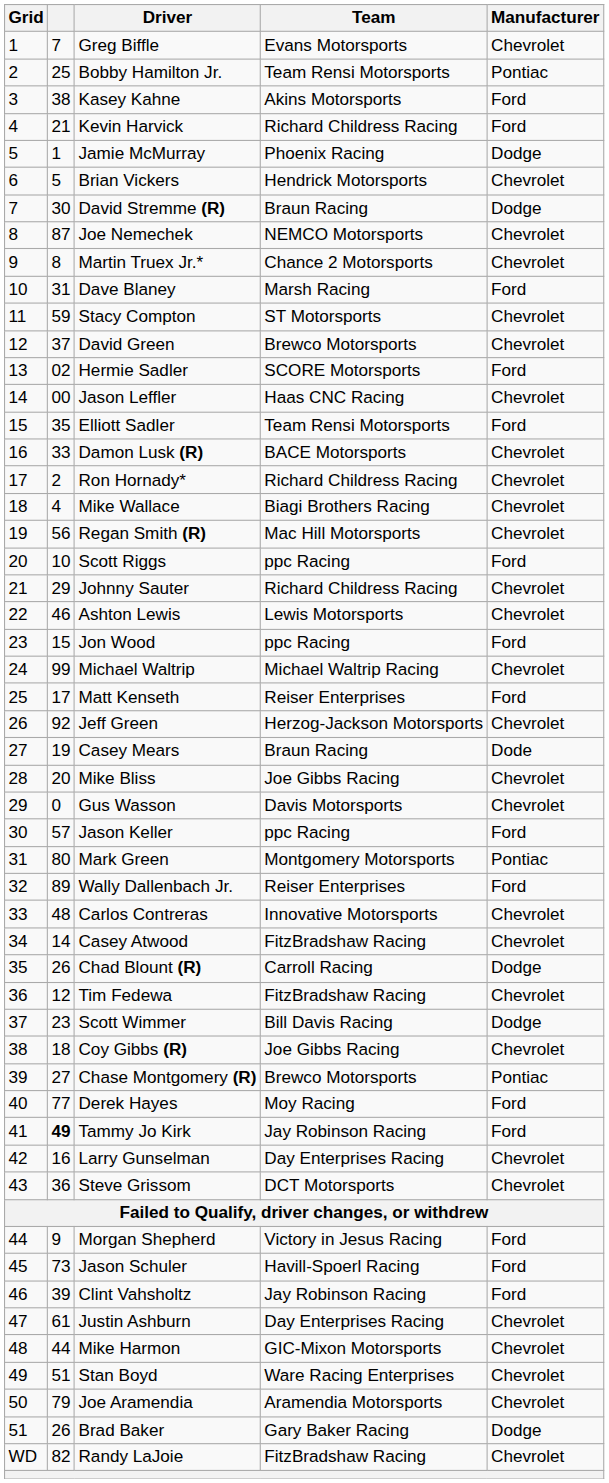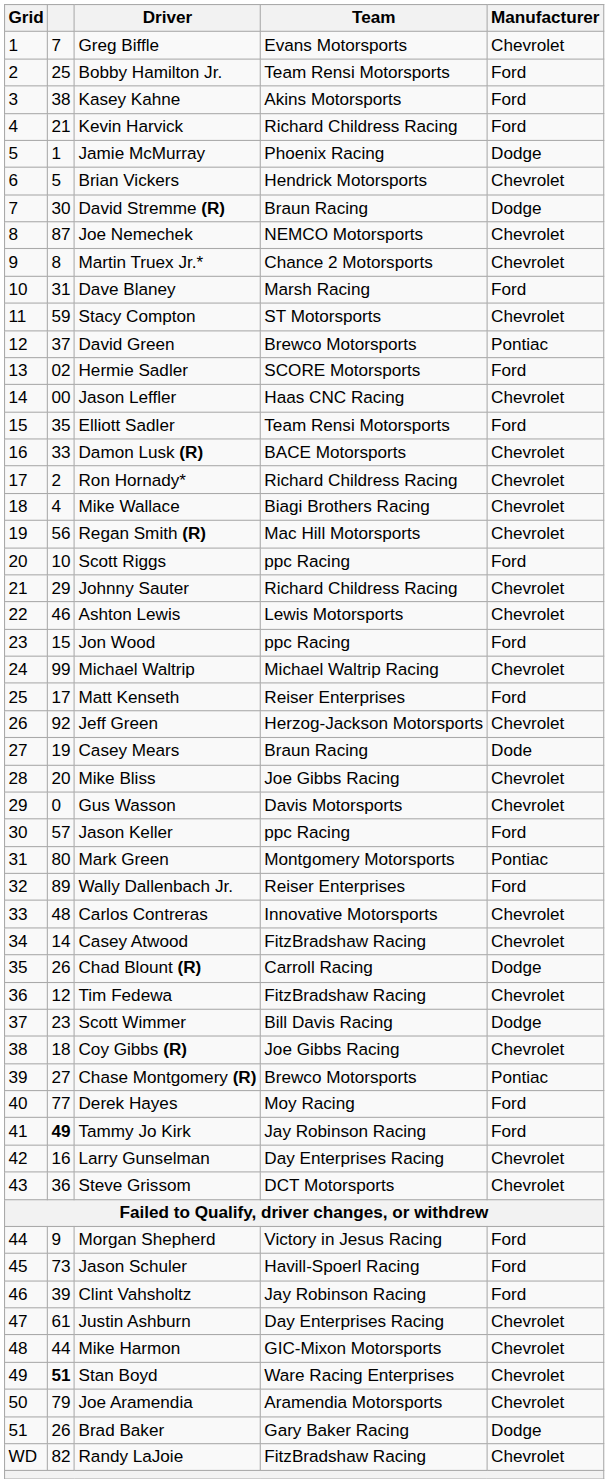(520, 72) Pontiac -> (509, 72) Ford
(528, 343) Chevrolet -> (520, 343) Pontiac
(61, 1375) normal -> (61, 1375) bold
